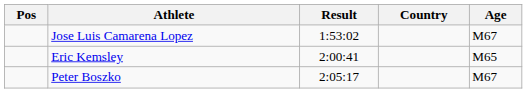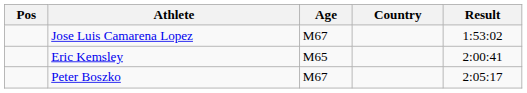columns swapped: (496, 14) <-> (339, 14)
